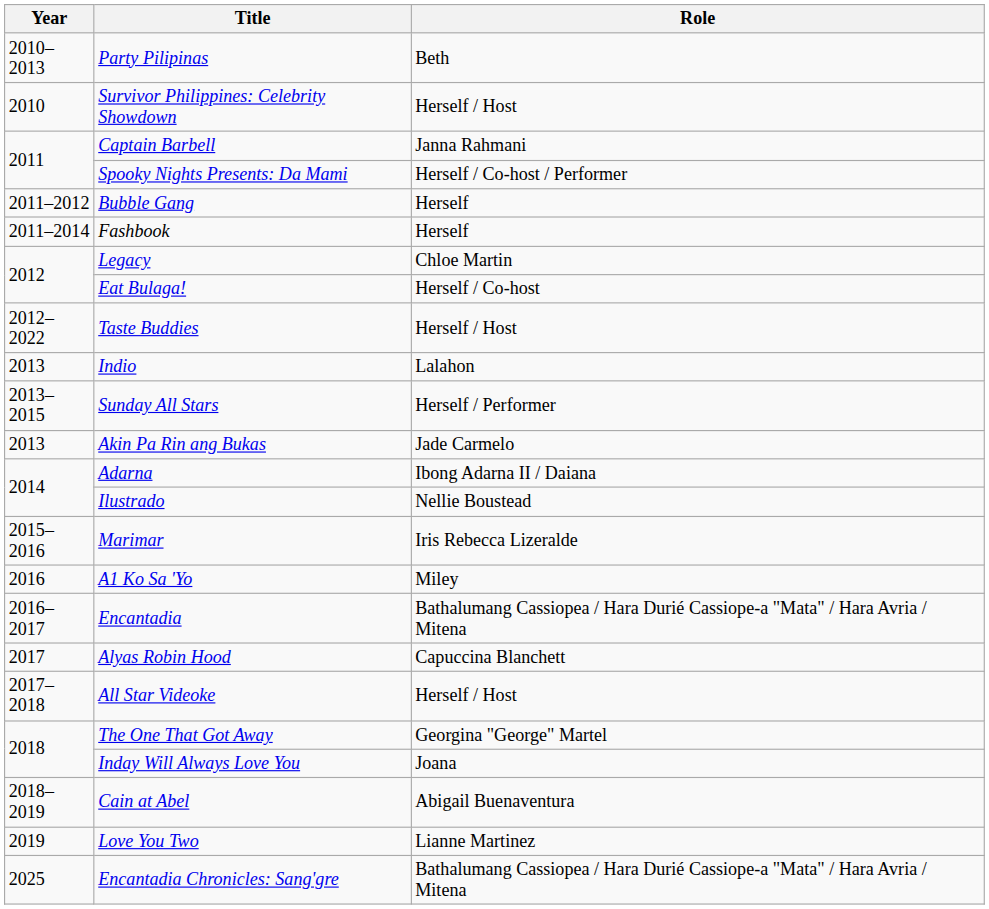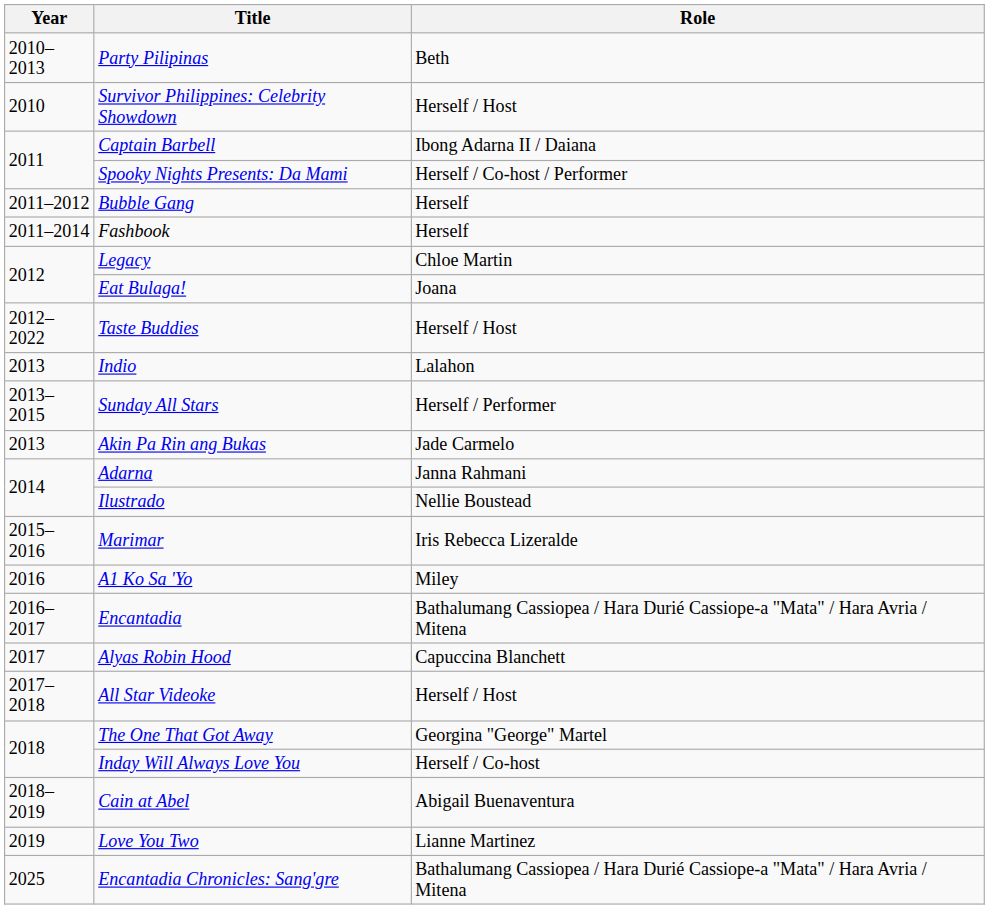(471, 145) Janna Rahmani -> (506, 145) Ibong Adarna II / Daiana
(478, 288) Herself / Co-host -> (436, 288) Joana
(506, 472) Ibong Adarna II / Daiana -> (471, 472) Janna Rahmani
(436, 763) Joana -> (478, 763) Herself / Co-host
